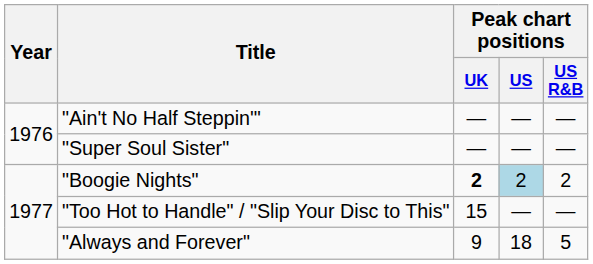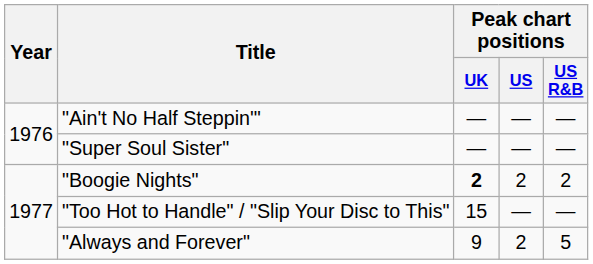(521, 180) lightblue background -> (521, 180) no background
(521, 242) 18 -> (521, 242) 2
